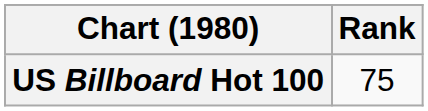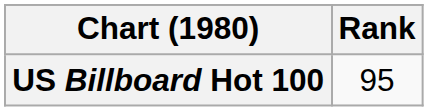(377, 79) 75 -> (377, 79) 95
